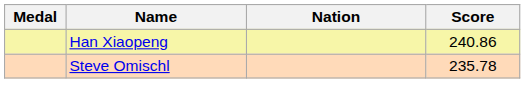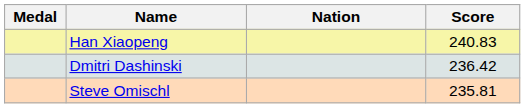(473, 42) 240.86 -> (473, 42) 240.83
+ row: (126, 66)
(473, 66) 235.78 -> (473, 91) 235.81
